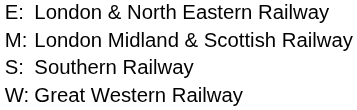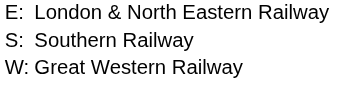- row: (194, 40)
